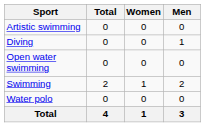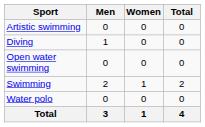columns swapped: (182, 12) <-> (105, 12)
